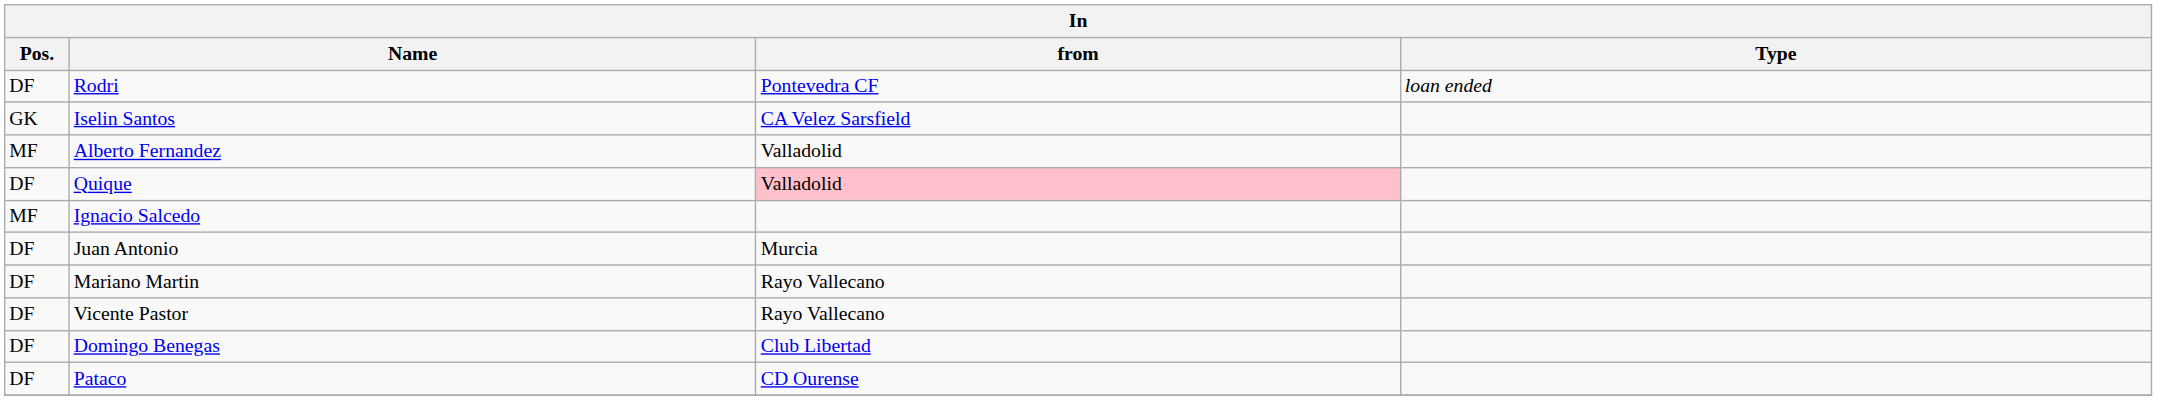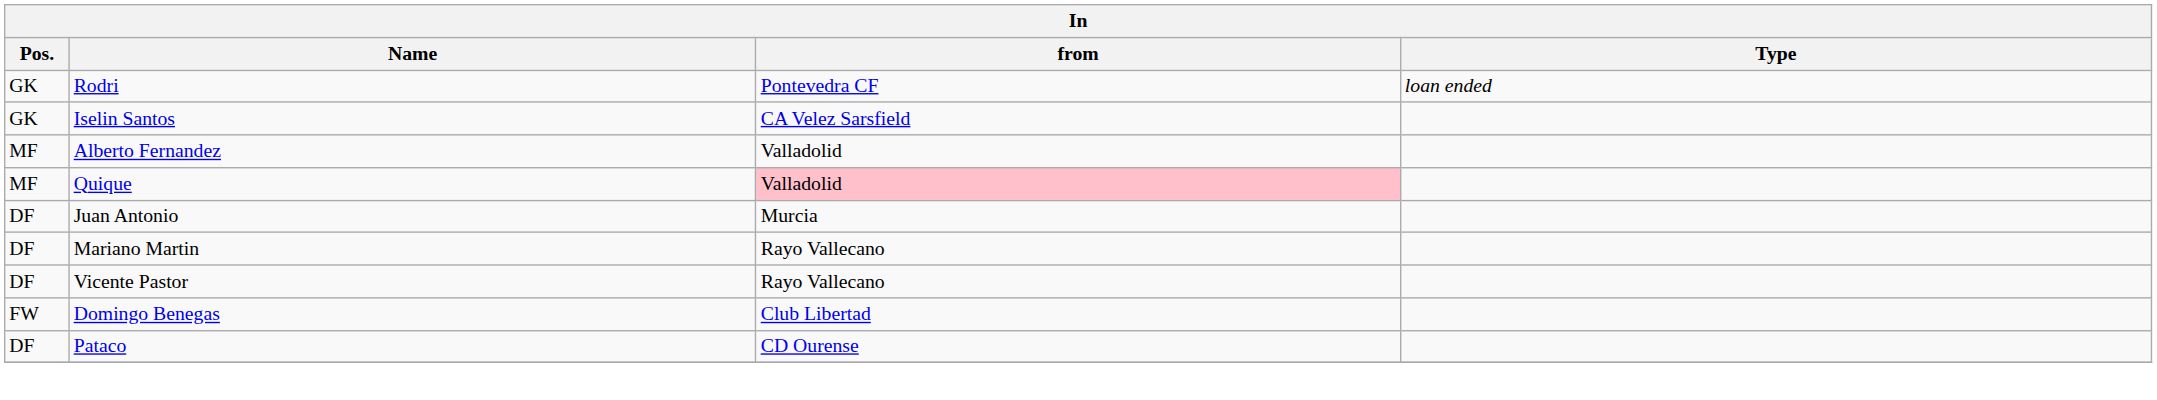(22, 86) DF -> (24, 86) GK
(22, 183) DF -> (24, 183) MF
- row: (137, 216)
(22, 346) DF -> (24, 313) FW
